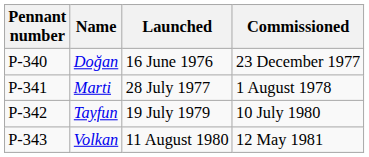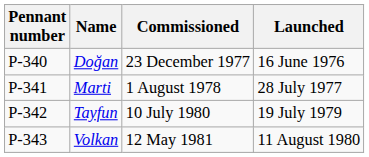columns swapped: (177, 26) <-> (298, 26)
